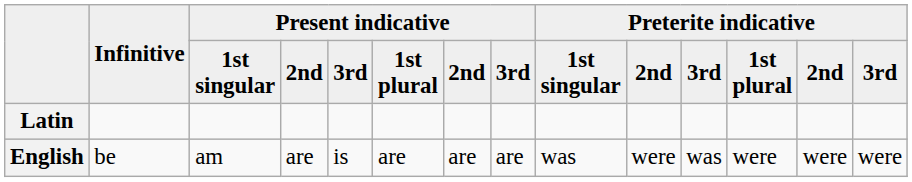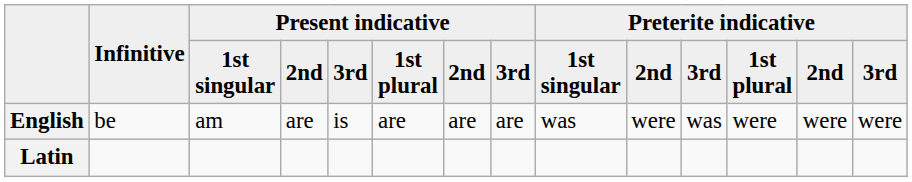rows swapped: (47, 120) <-> (47, 157)
